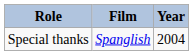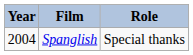columns swapped: (171, 16) <-> (48, 16)
